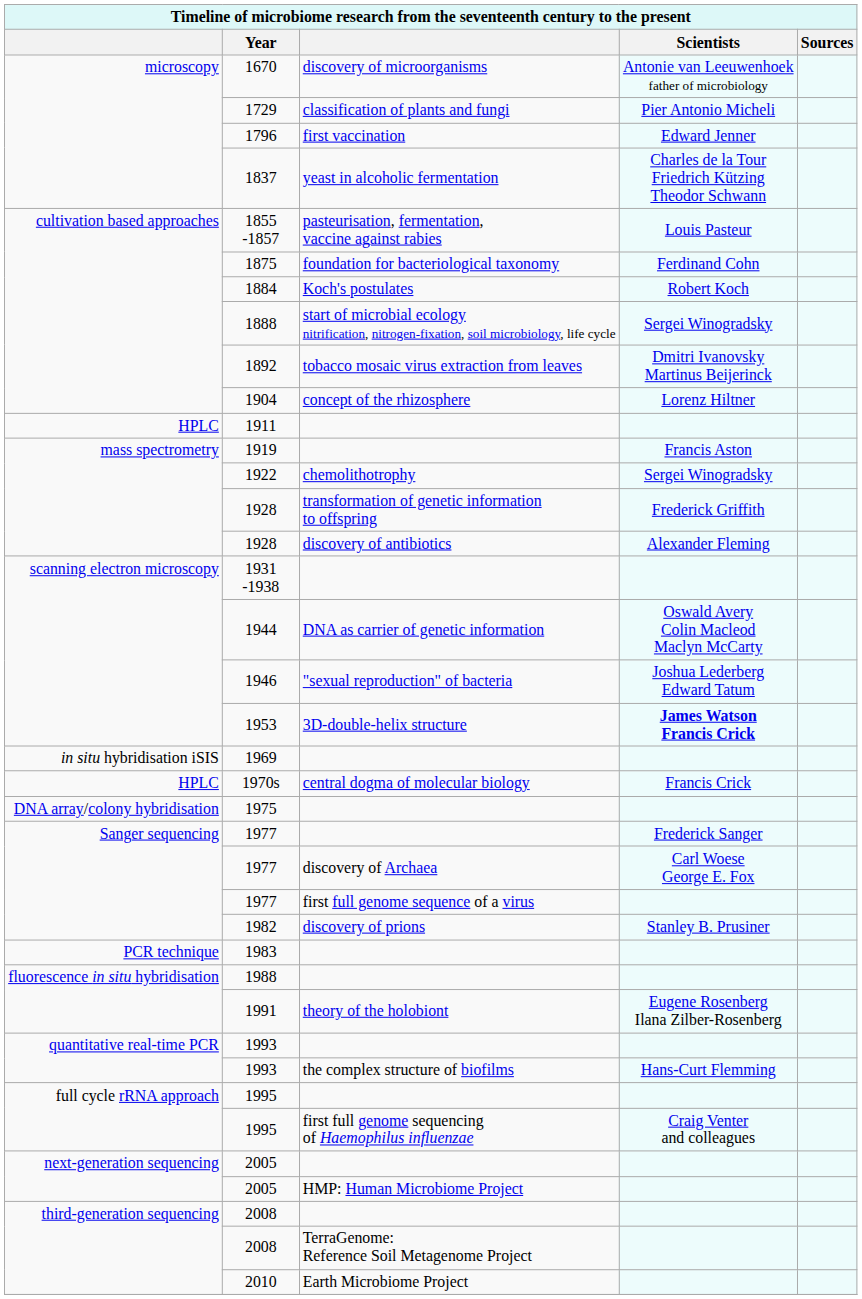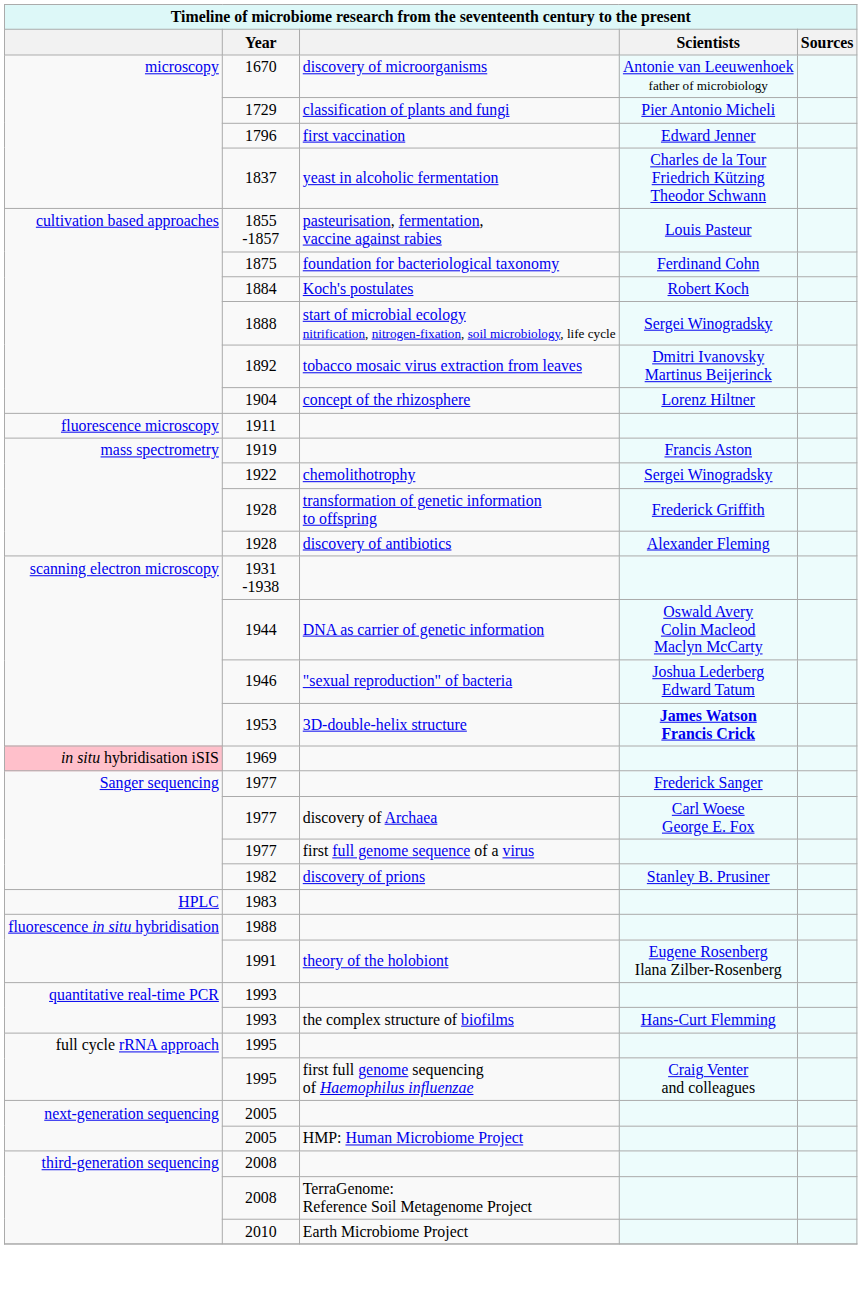(199, 425) HPLC -> (140, 425) fluorescence microscopy
(140, 758) no background -> (140, 758) pink background
- row: (261, 783)
- row: (261, 808)
(171, 952) PCR technique -> (199, 901) HPLC
